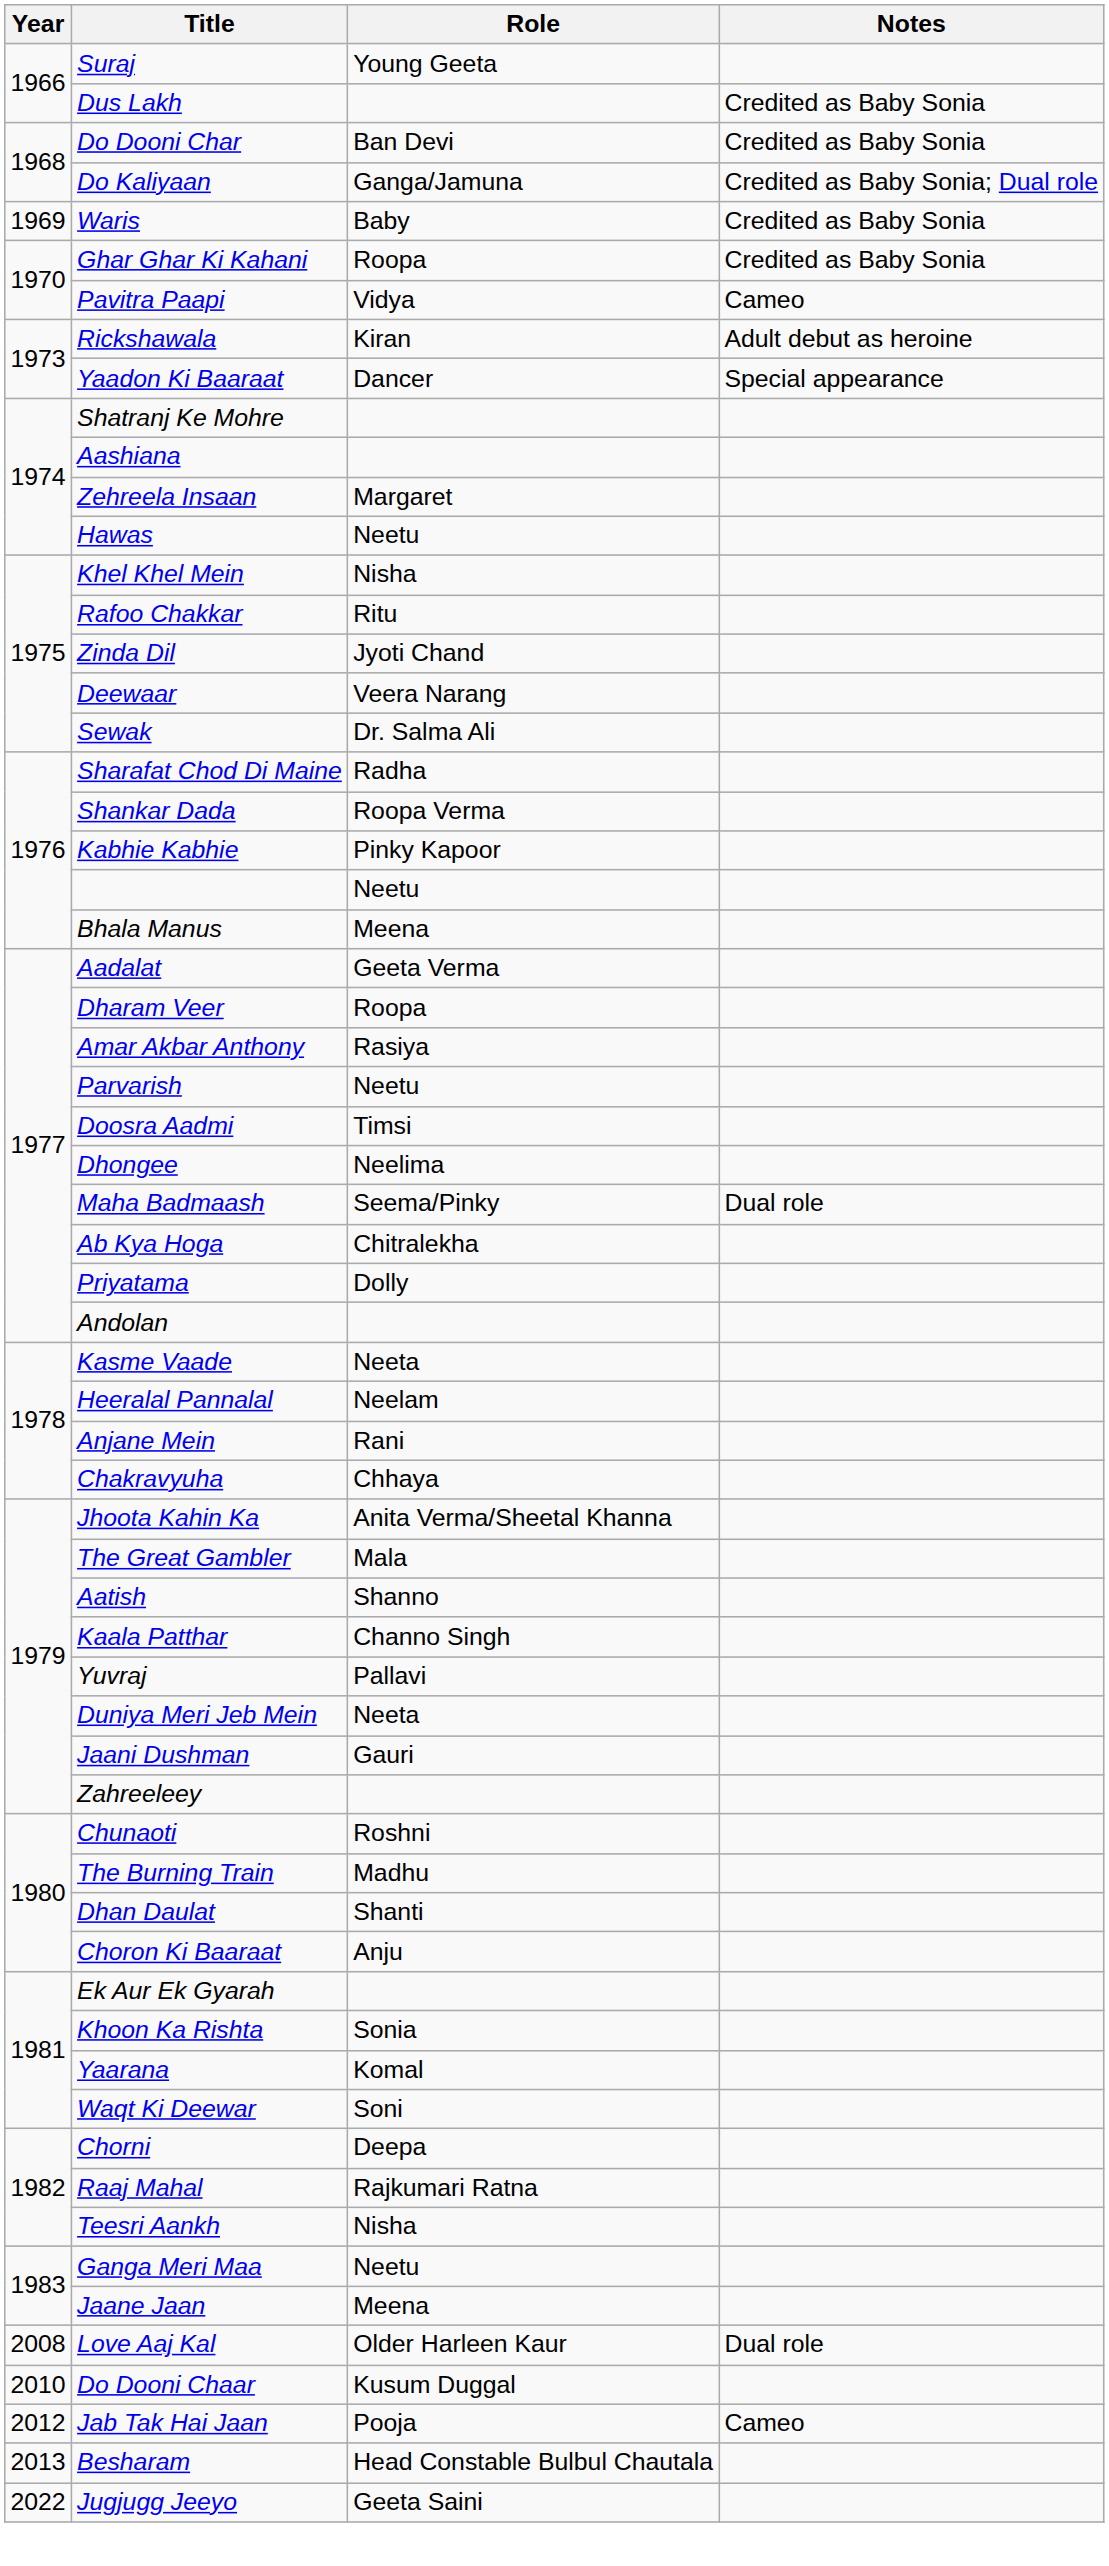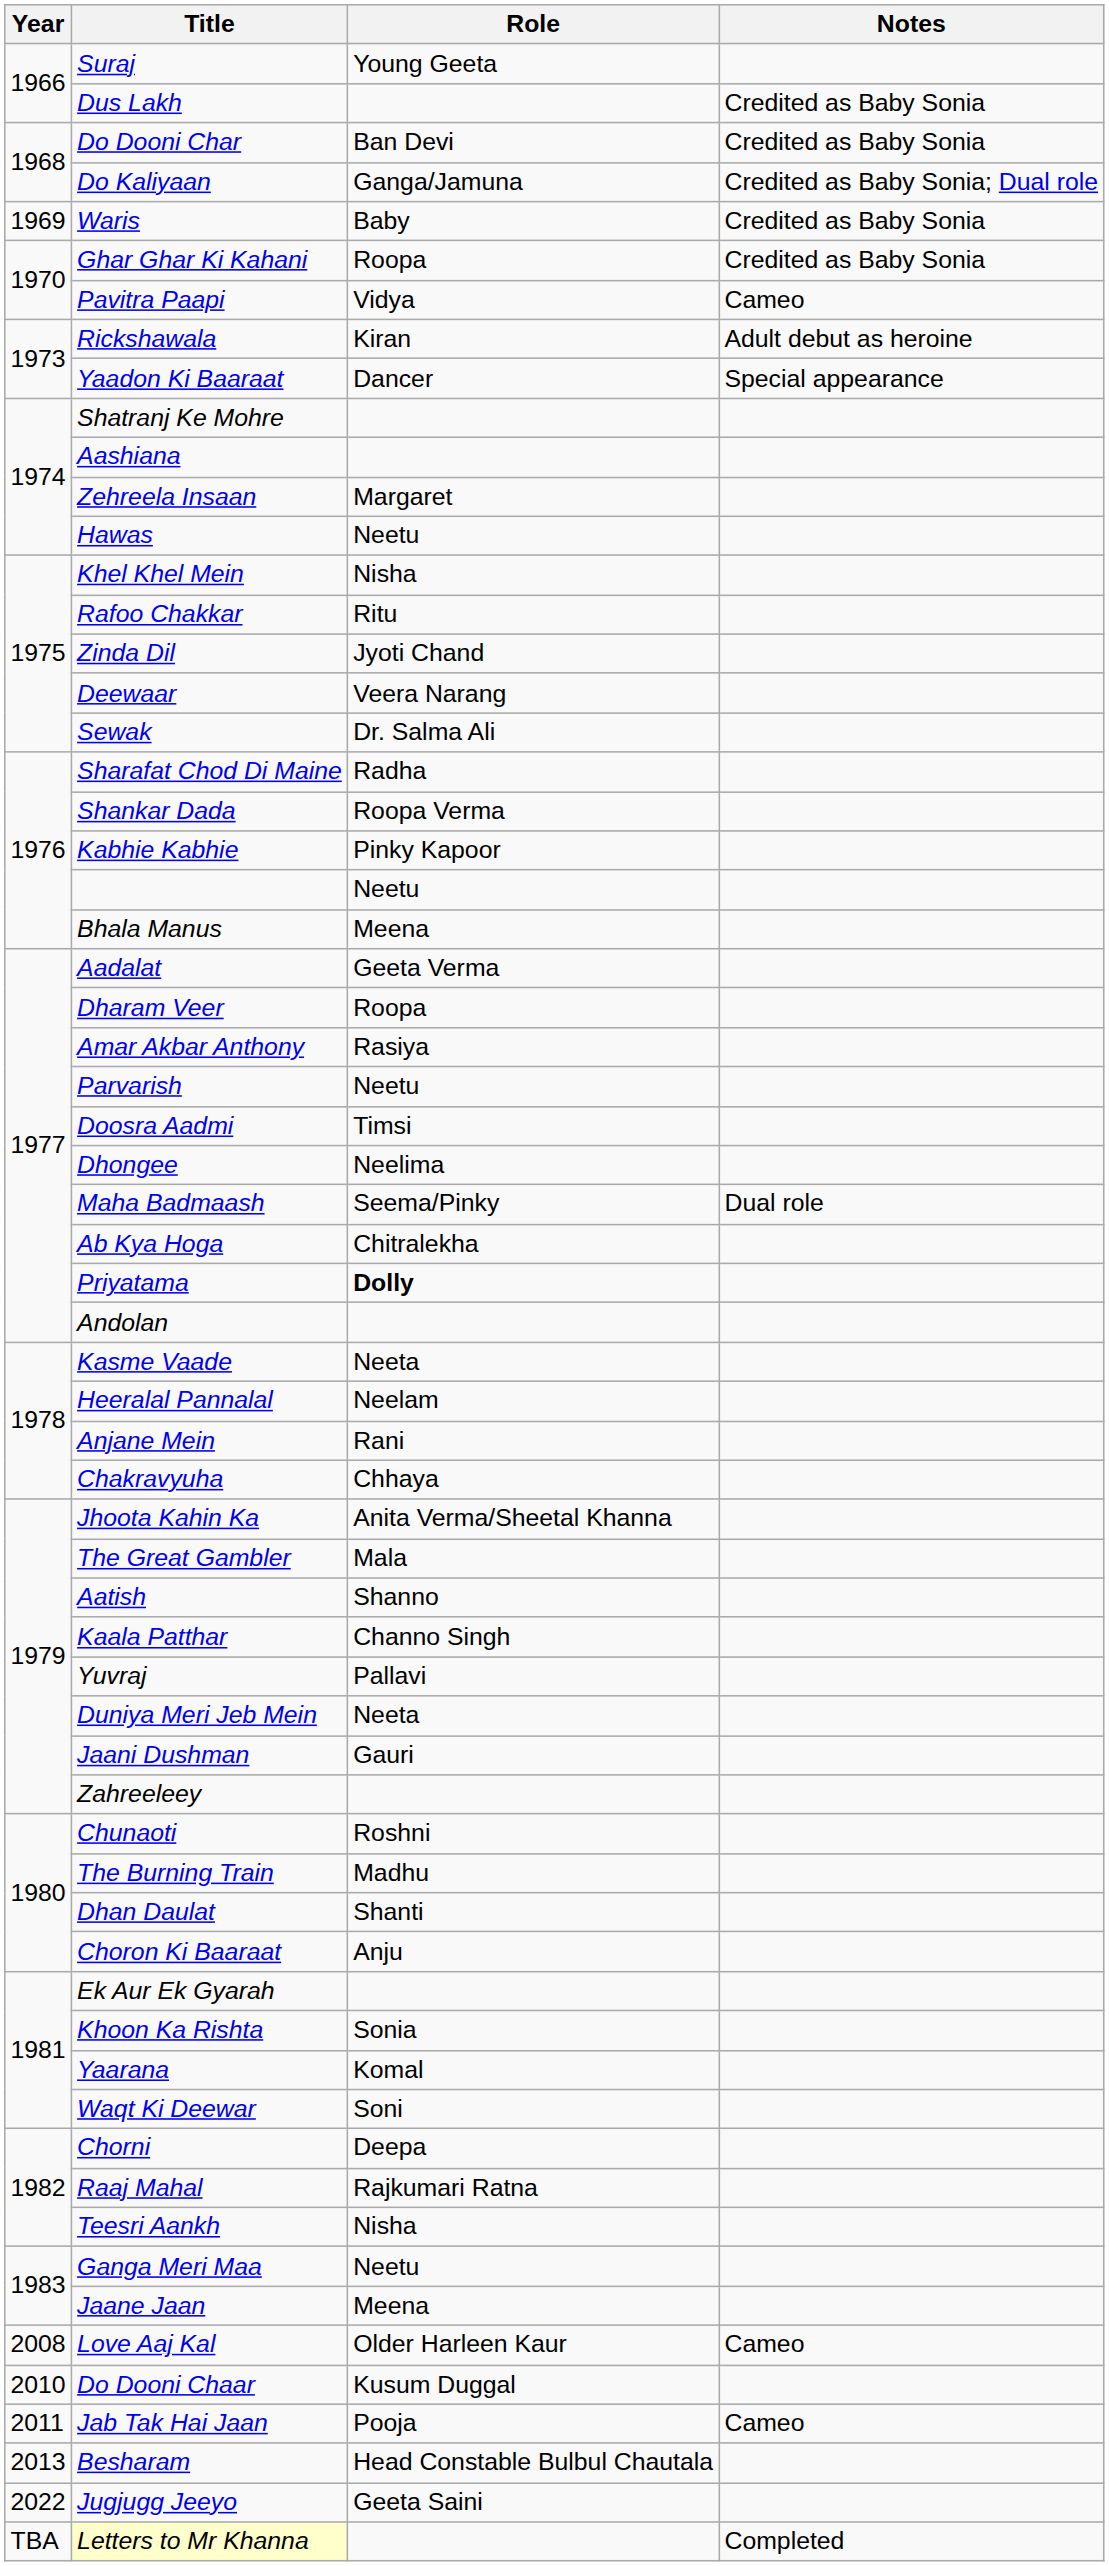(381, 1282) normal -> (384, 1282) bold
(774, 2344) Dual role -> (764, 2344) Cameo
(38, 2423) 2012 -> (37, 2423) 2011
+ row: (193, 2541)
